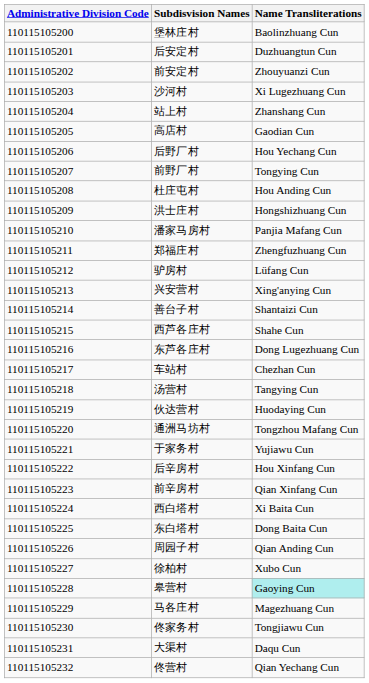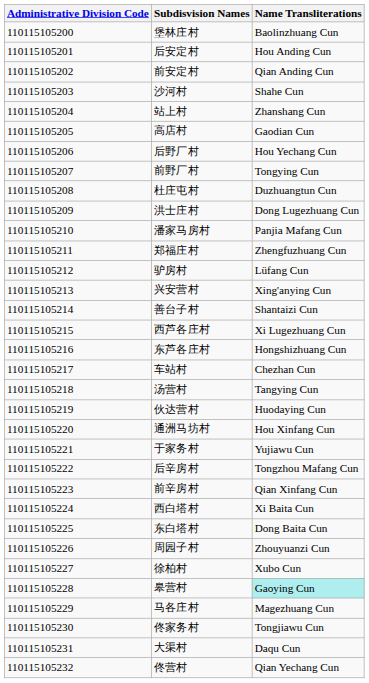(296, 52) Duzhuangtun Cun -> (293, 52) Hou Anding Cun
(292, 71) Zhouyuanzi Cun -> (294, 71) Qian Anding Cun
(300, 91) Xi Lugezhuang Cun -> (279, 91) Shahe Cun
(293, 191) Hou Anding Cun -> (296, 191) Duzhuangtun Cun
(301, 210) Hongshizhuang Cun -> (307, 210) Dong Lugezhuang Cun
(279, 330) Shahe Cun -> (300, 330) Xi Lugezhuang Cun
(307, 349) Dong Lugezhuang Cun -> (301, 349) Hongshizhuang Cun
(307, 429) Tongzhou Mafang Cun -> (295, 429) Hou Xinfang Cun
(295, 469) Hou Xinfang Cun -> (307, 469) Tongzhou Mafang Cun
(294, 548) Qian Anding Cun -> (292, 548) Zhouyuanzi Cun
